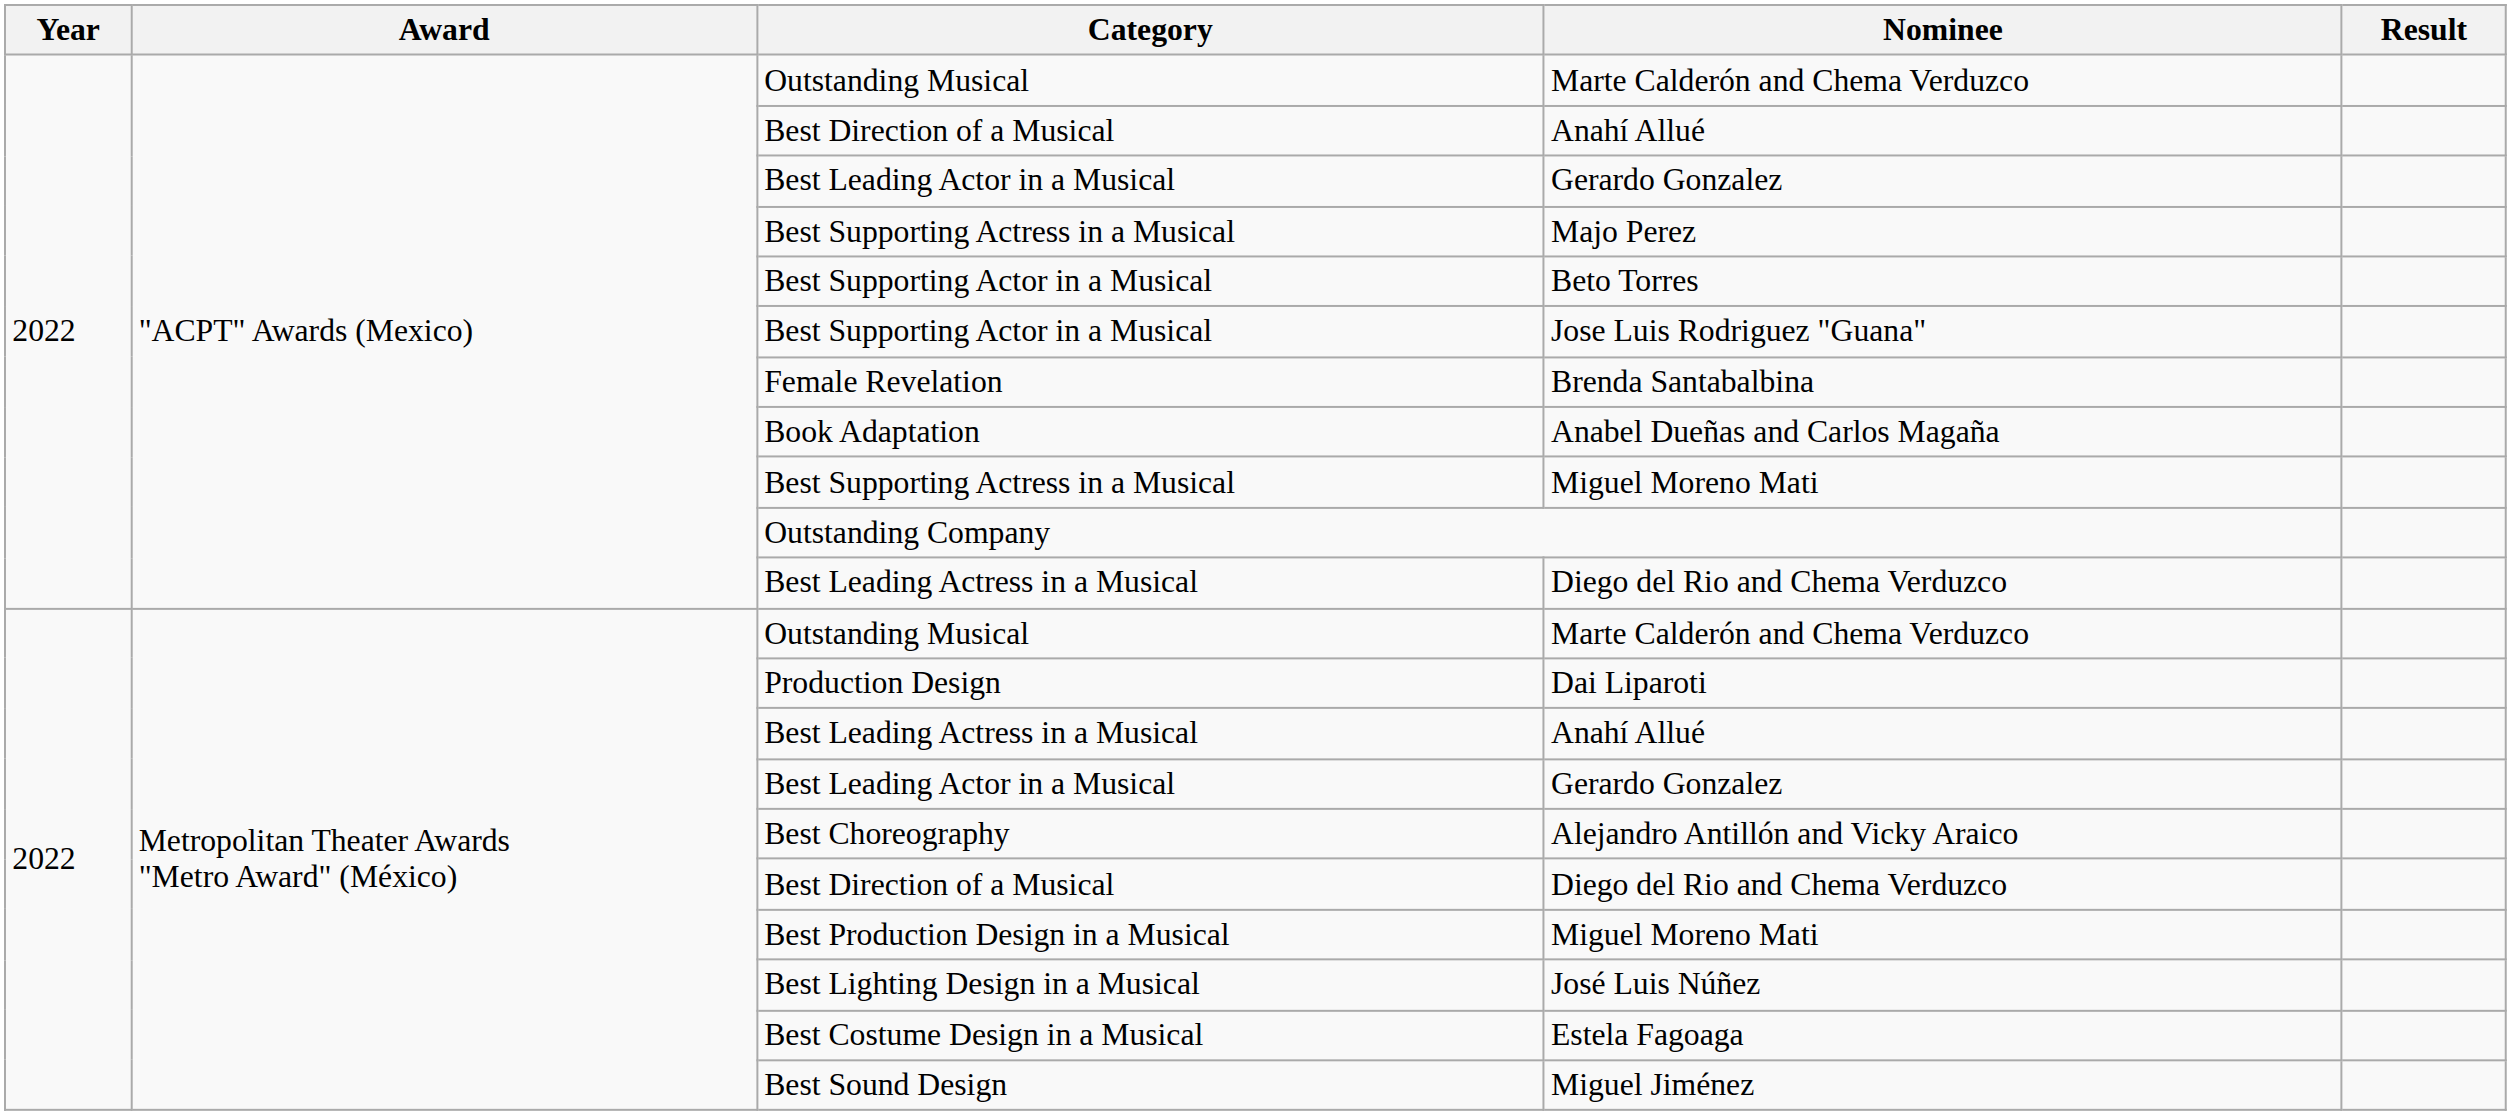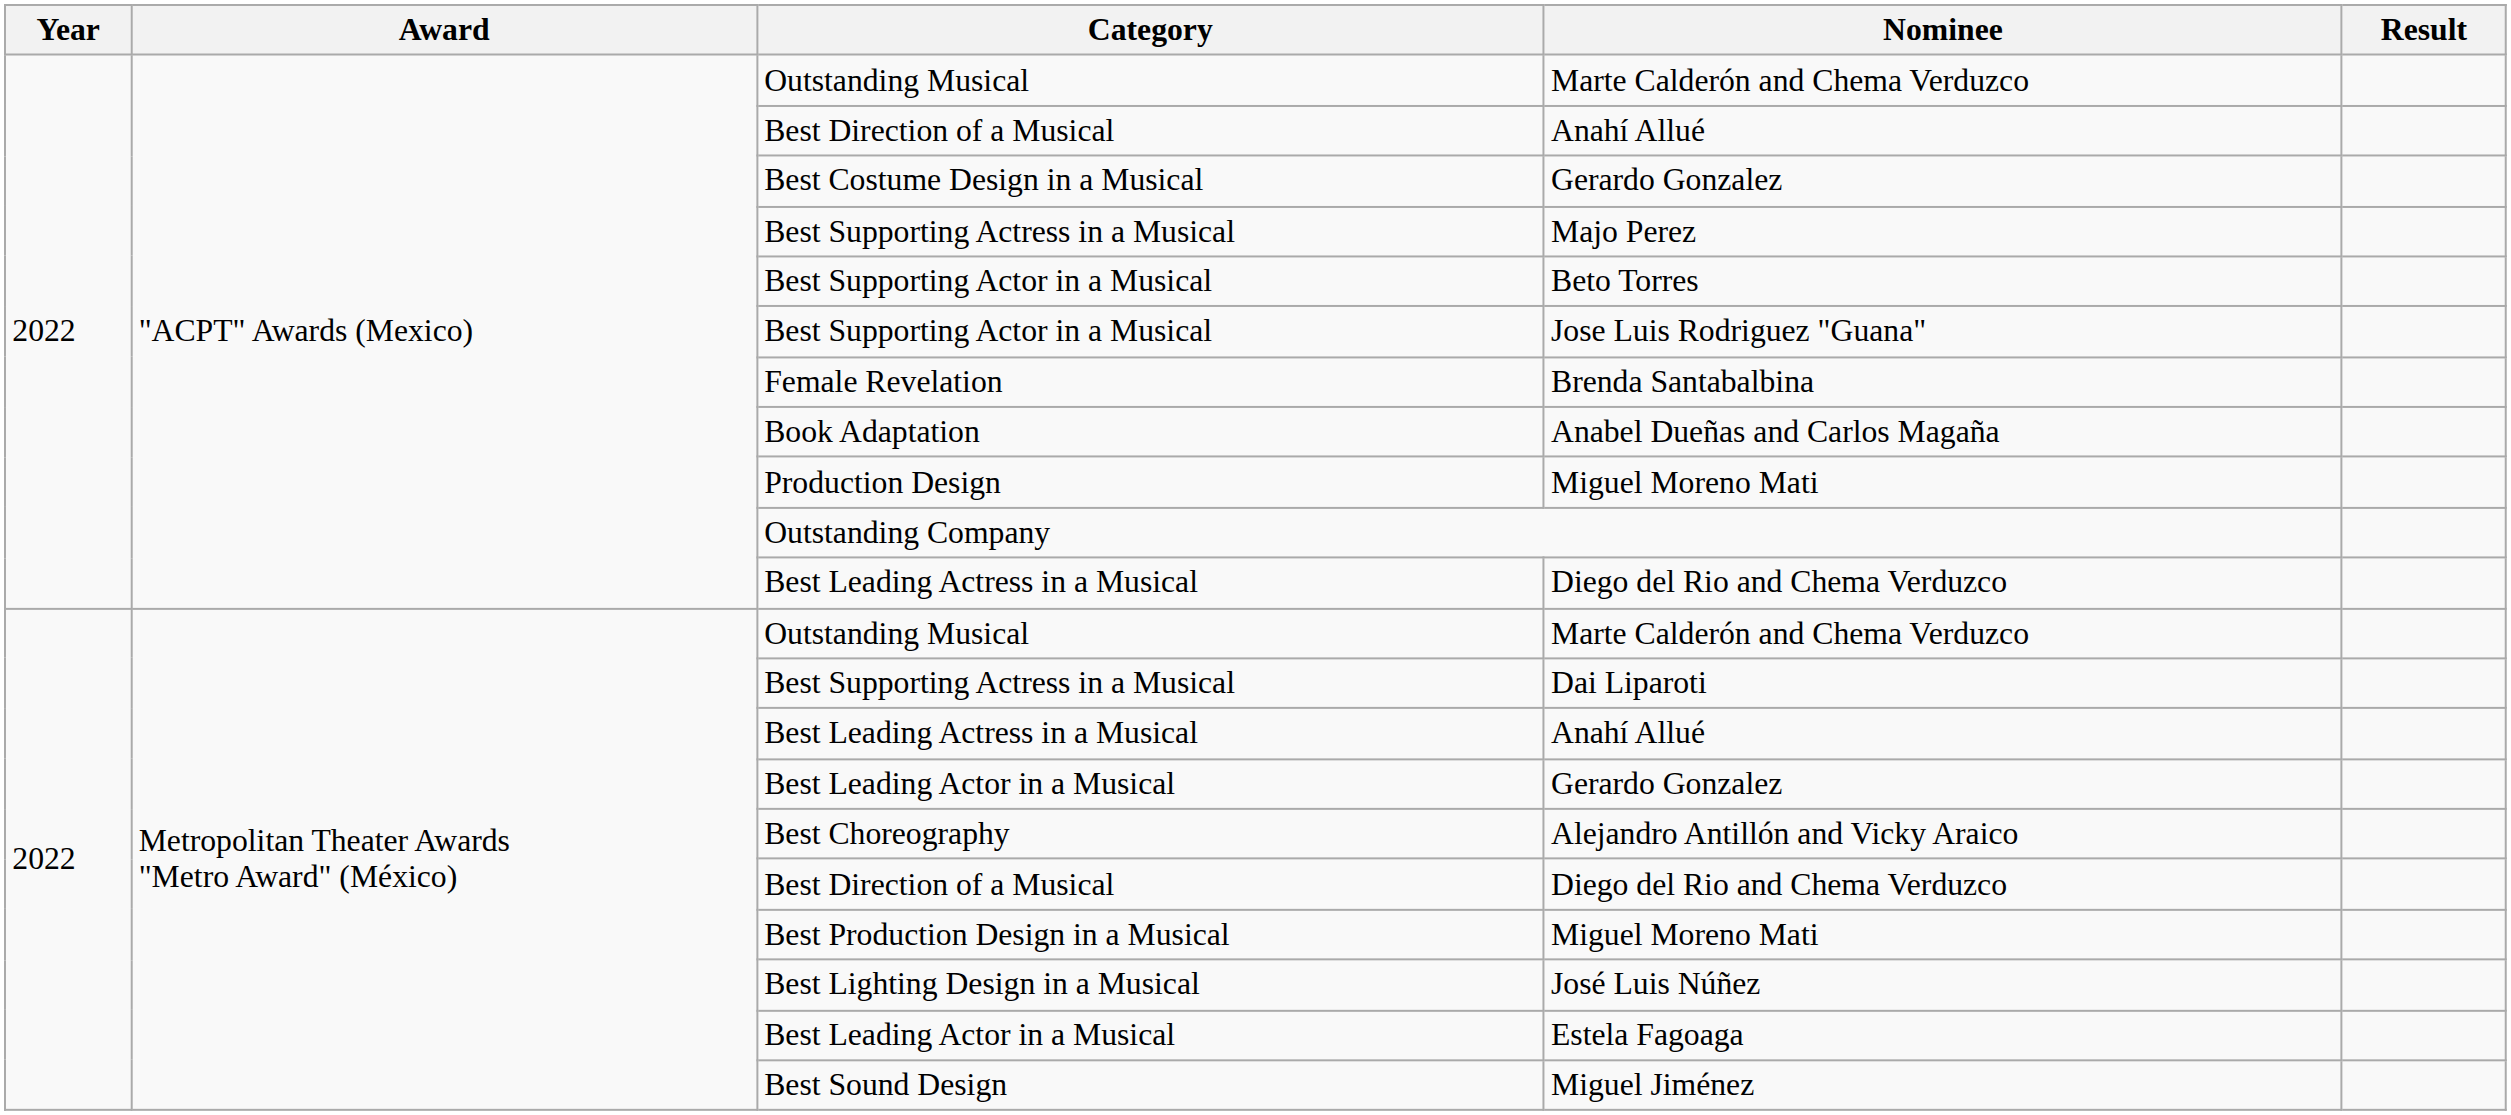(970, 180) Best Leading Actor in a Musical -> (984, 180) Best Costume Design in a Musical
(1000, 481) Best Supporting Actress in a Musical -> (883, 481) Production Design
(883, 682) Production Design -> (1000, 682) Best Supporting Actress in a Musical
(984, 1034) Best Costume Design in a Musical -> (970, 1034) Best Leading Actor in a Musical
